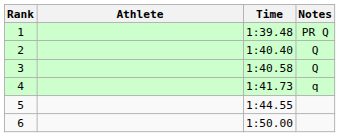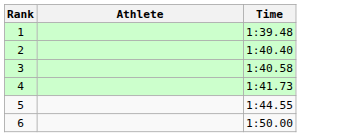- column: (315, 14)
